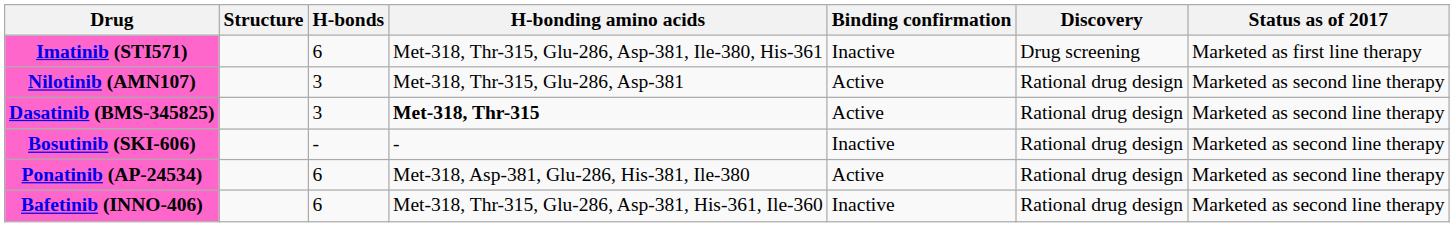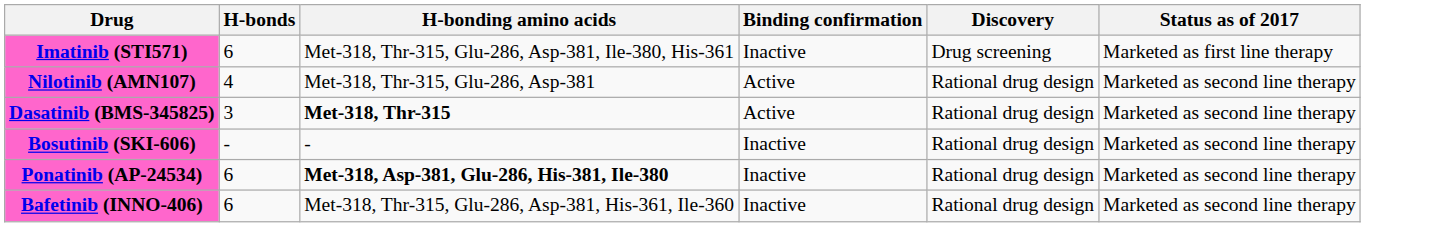- column: (264, 19)
(317, 81) 3 -> (228, 81) 4
(571, 174) normal -> (486, 174) bold
(858, 174) Active -> (774, 174) Inactive
